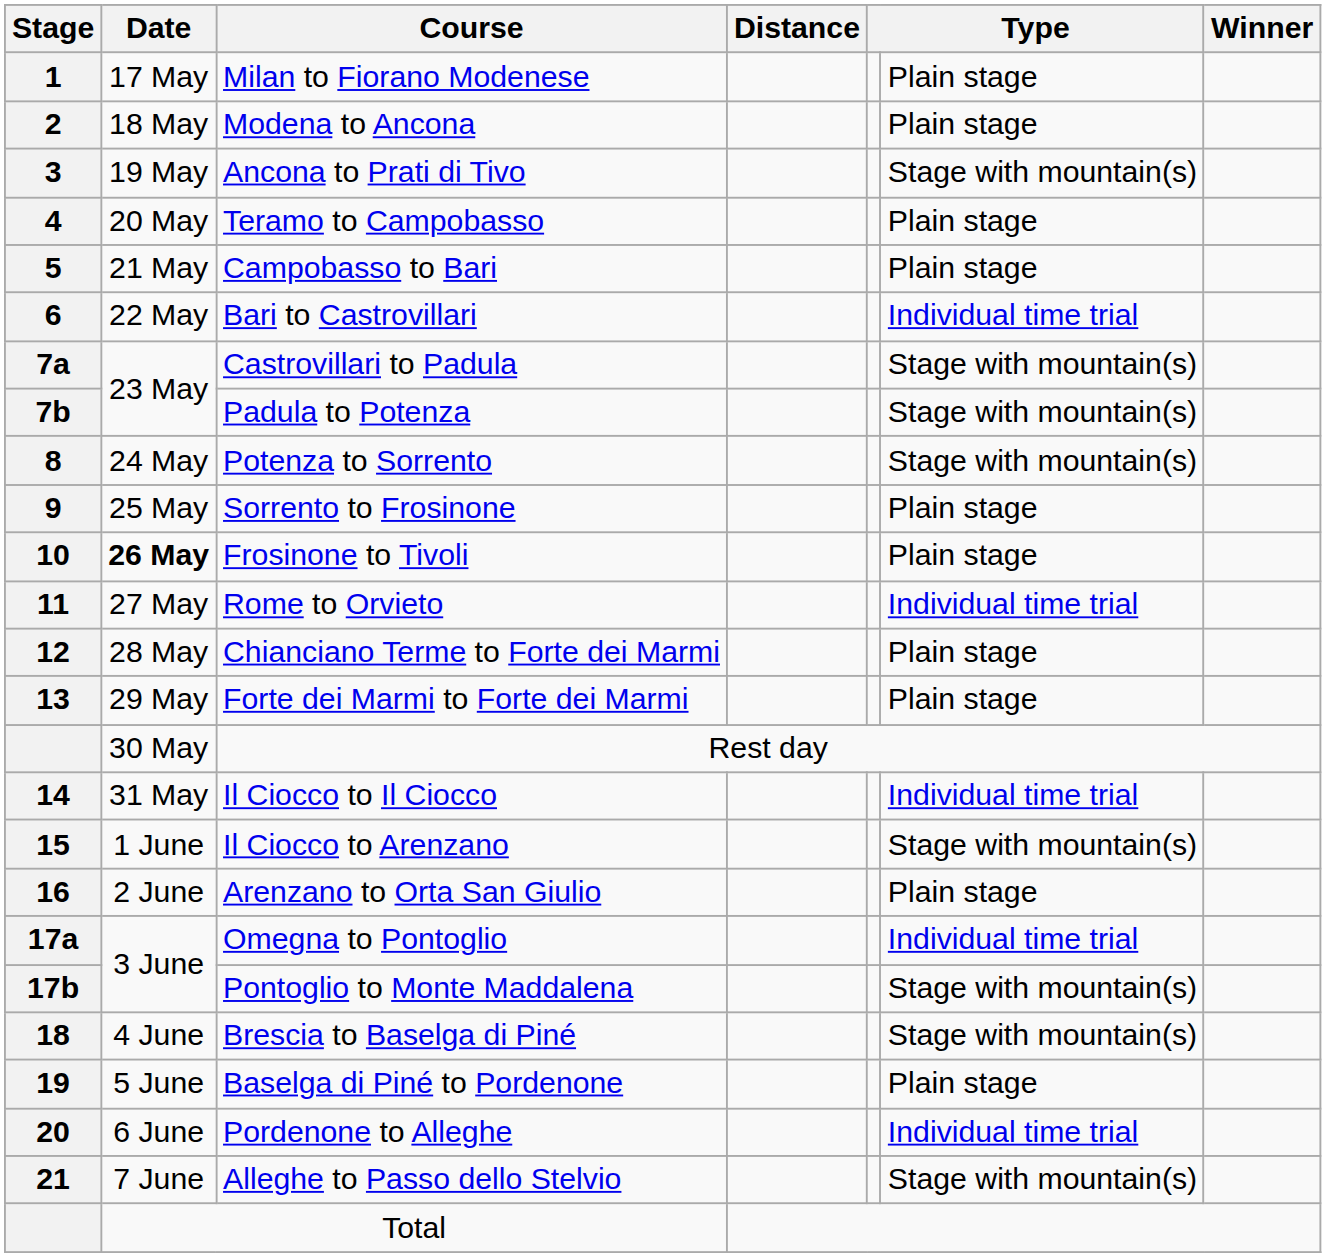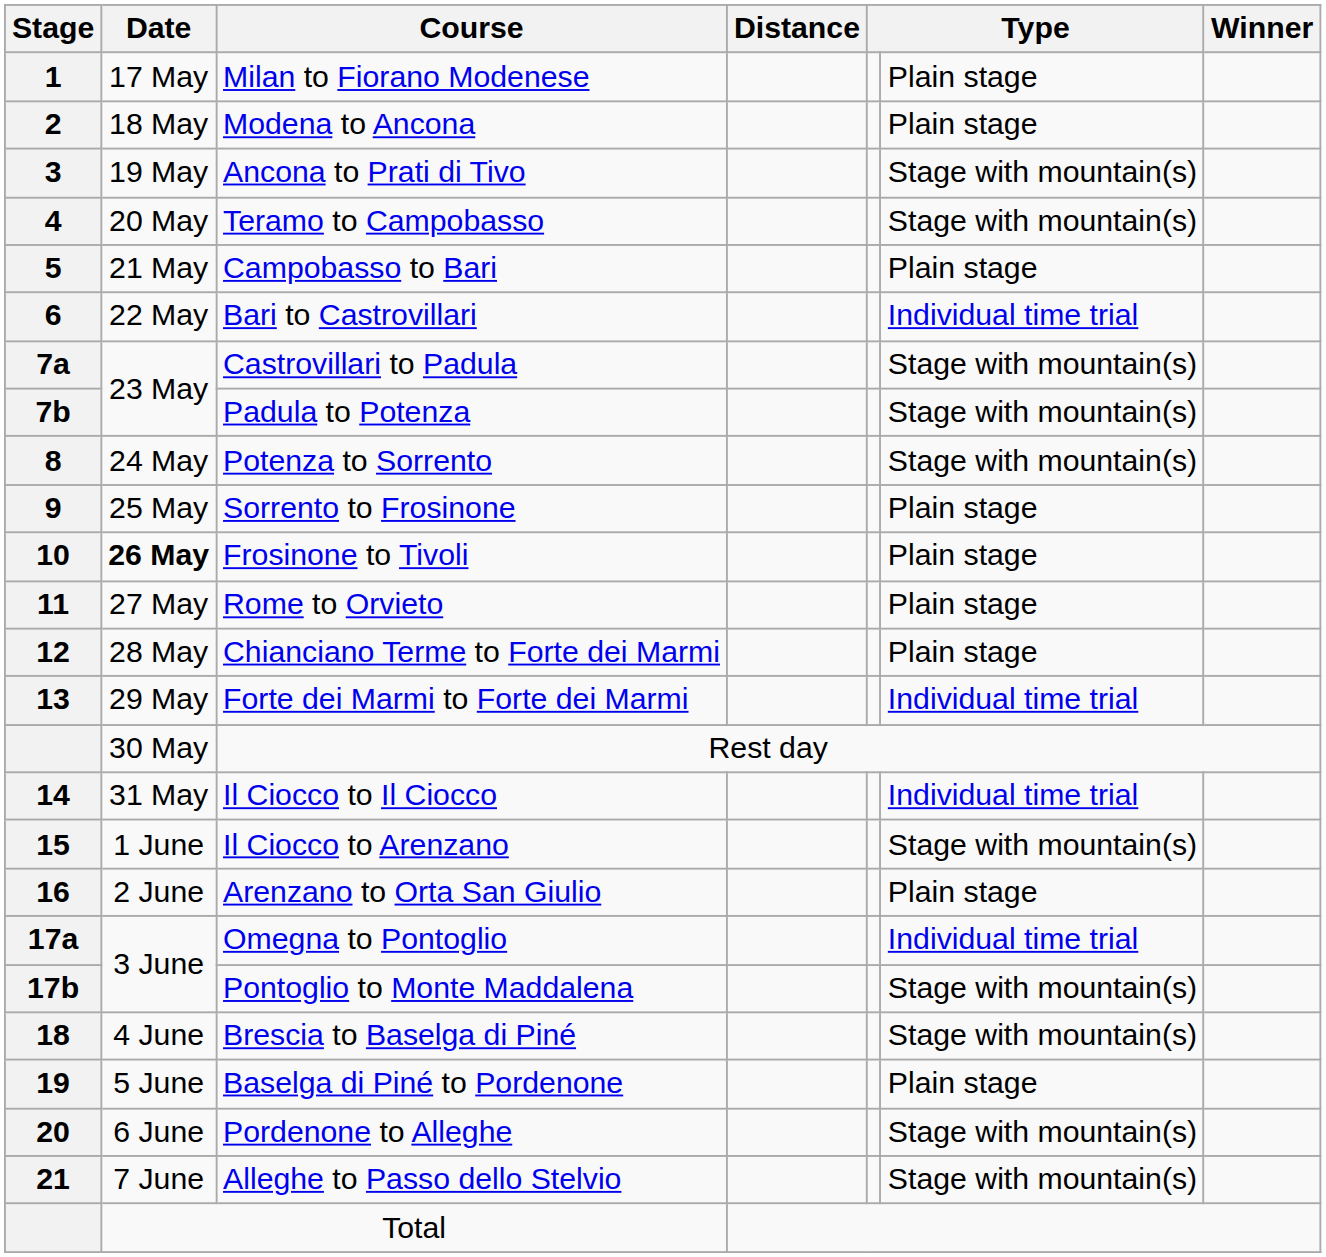(963, 220) Plain stage -> (1043, 220) Stage with mountain(s)
(1013, 603) Individual time trial -> (963, 603) Plain stage
(963, 699) Plain stage -> (1013, 699) Individual time trial
(1013, 1131) Individual time trial -> (1043, 1131) Stage with mountain(s)
